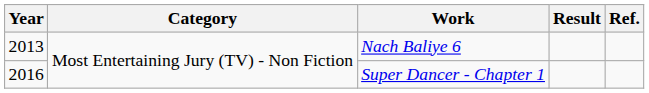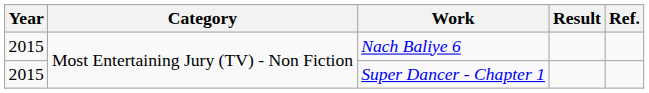(26, 46) 2013 -> (26, 46) 2015
(26, 74) 2016 -> (26, 74) 2015
